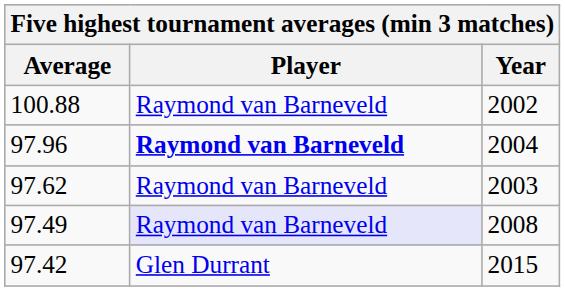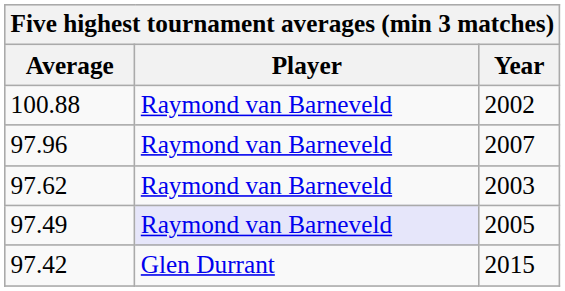(270, 144) bold -> (266, 144) normal
(513, 144) 2004 -> (510, 144) 2007
(513, 225) 2008 -> (510, 225) 2005
